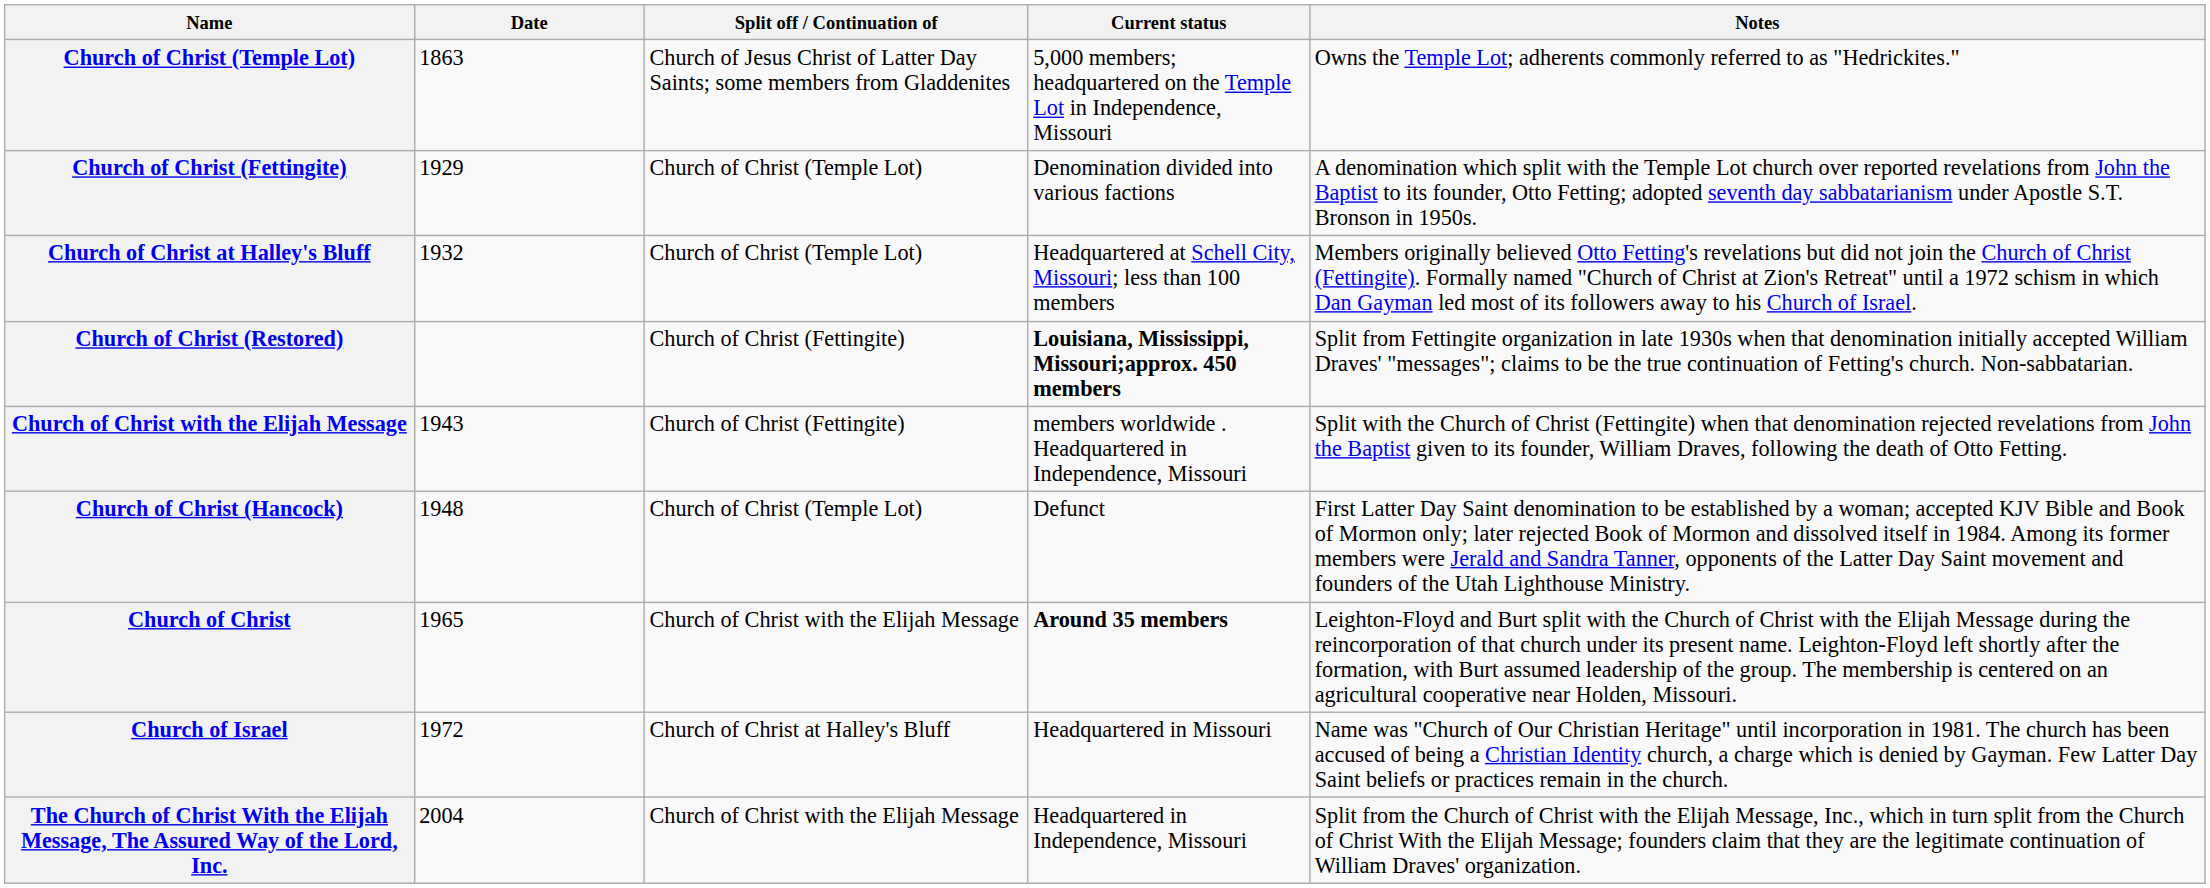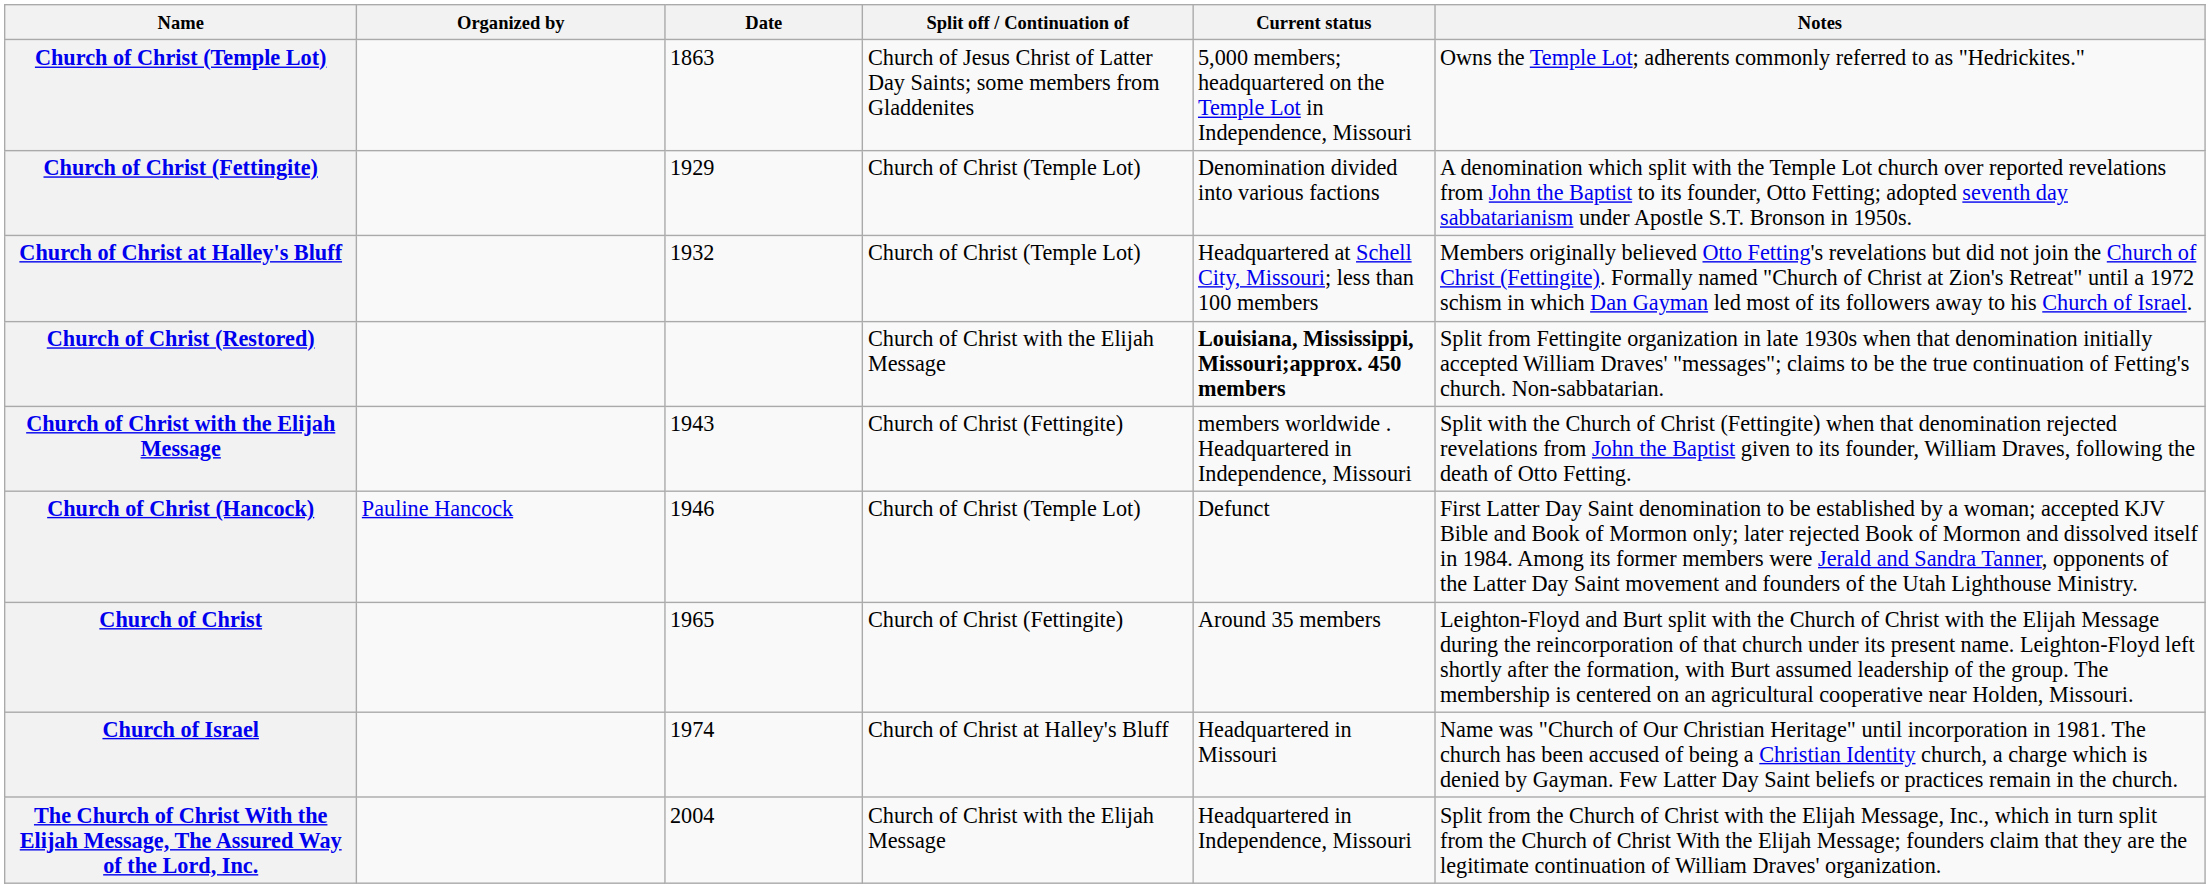+ column: (511, 23)
(777, 338) Church of Christ (Fettingite) -> (1011, 350) Church of Christ with the Elijah Message
(441, 508) 1948 -> (692, 508) 1946
(834, 619) Church of Christ with the Elijah Message -> (995, 619) Church of Christ (Fettingite)
(1131, 619) bold -> (1289, 619) normal
(441, 729) 1972 -> (692, 729) 1974
